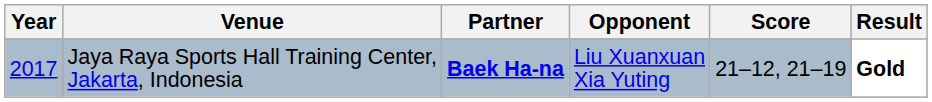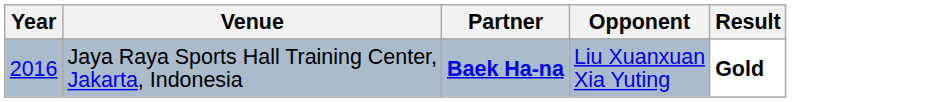- column: (781, 22)
(34, 68) 2017 -> (34, 68) 2016
